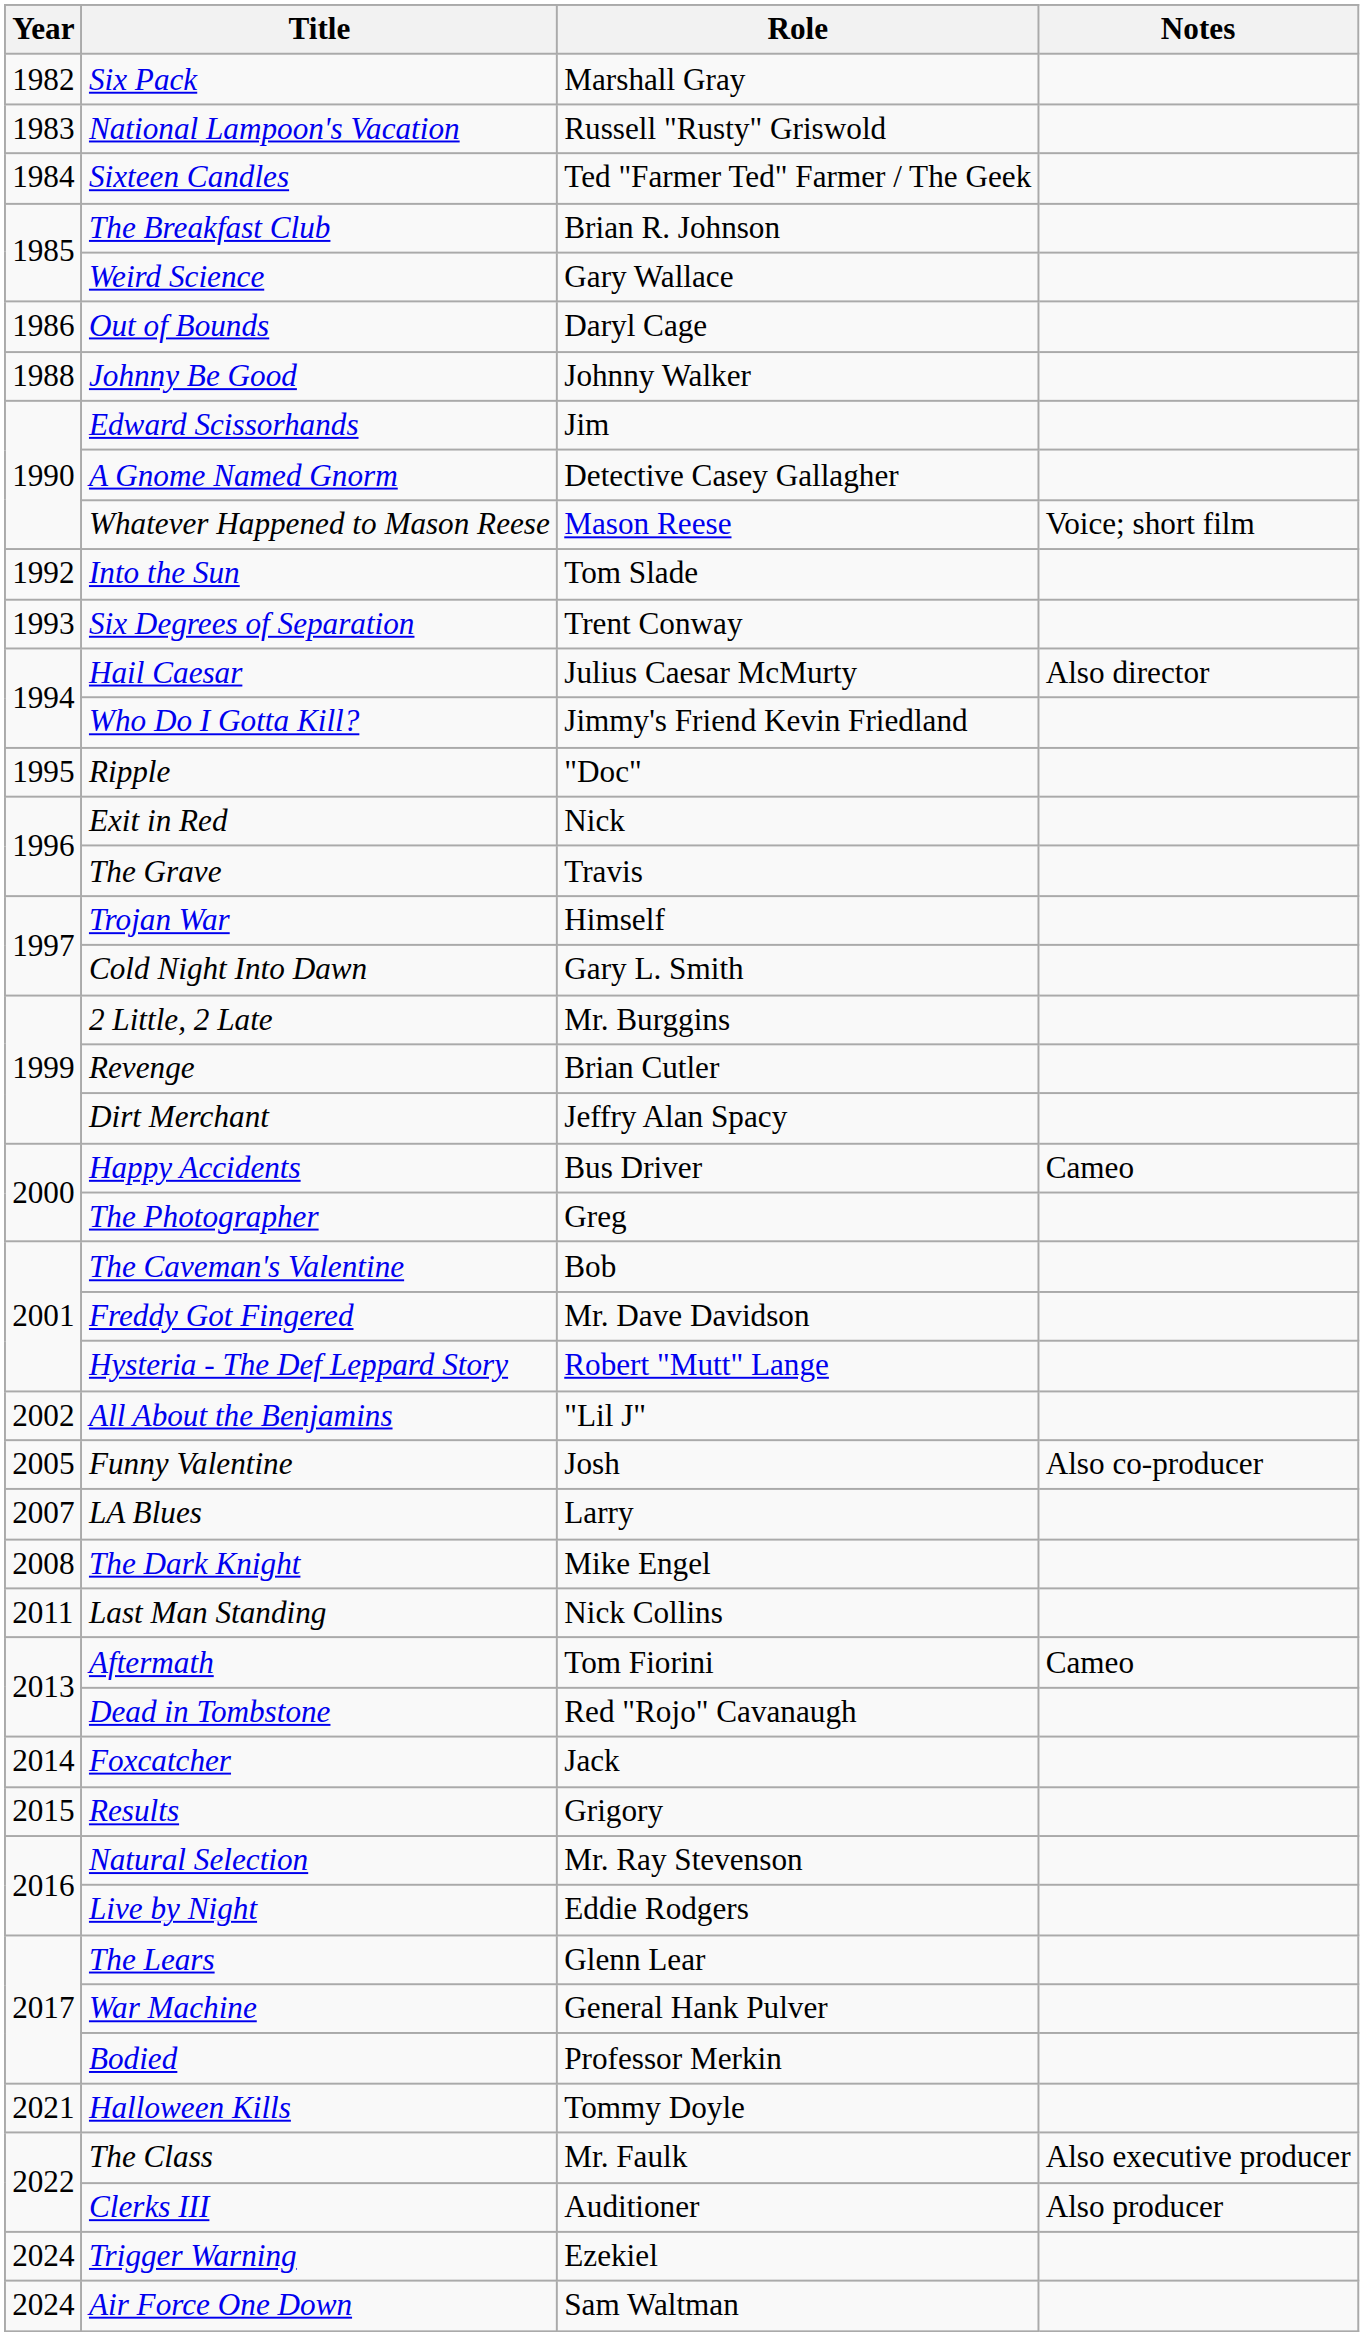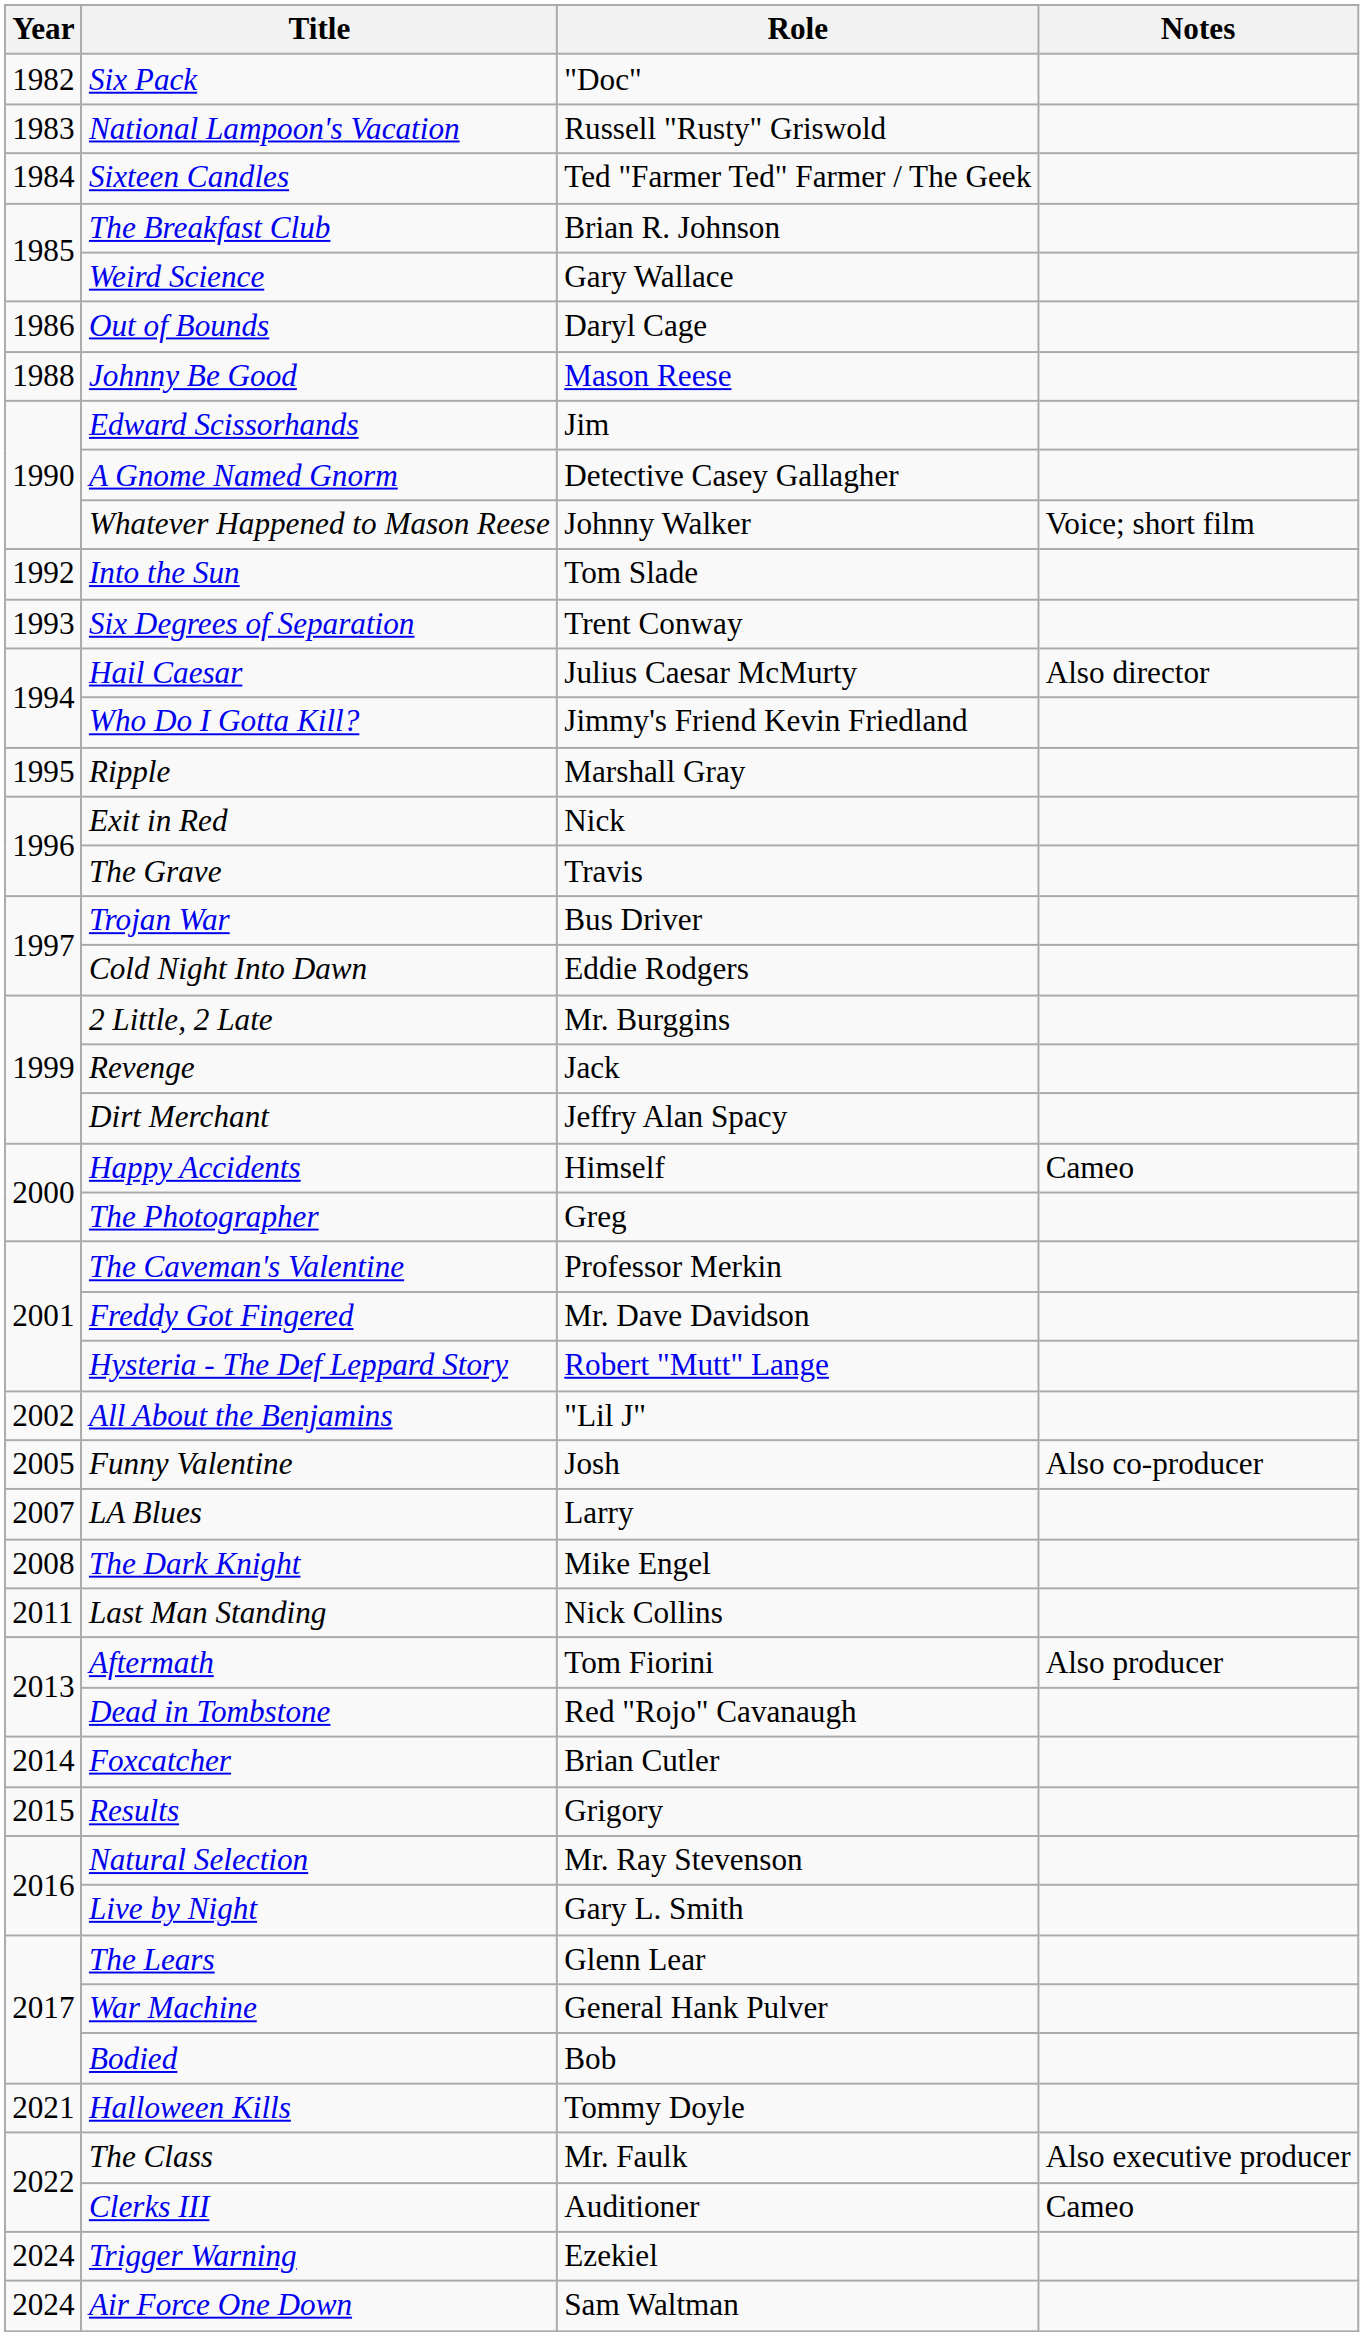(655, 78) Marshall Gray -> (603, 78) "Doc"
(658, 375) Johnny Walker -> (648, 375) Mason Reese
(648, 524) Mason Reese -> (658, 524) Johnny Walker
(603, 771) "Doc" -> (655, 771) Marshall Gray
(615, 919) Himself -> (633, 919) Bus Driver
(654, 969) Gary L. Smith -> (657, 969) Eddie Rodgers
(642, 1068) Brian Cutler -> (592, 1068) Jack
(633, 1167) Bus Driver -> (615, 1167) Himself
(590, 1266) Bob -> (673, 1266) Professor Merkin
(1090, 1662) Cameo -> (1134, 1662) Also producer
(592, 1761) Jack -> (642, 1761) Brian Cutler
(657, 1909) Eddie Rodgers -> (654, 1909) Gary L. Smith
(673, 2057) Professor Merkin -> (590, 2057) Bob
(1134, 2206) Also producer -> (1090, 2206) Cameo
